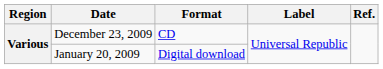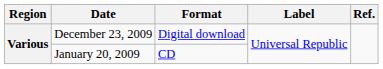(167, 34) CD -> (202, 34) Digital download
(202, 53) Digital download -> (167, 53) CD
